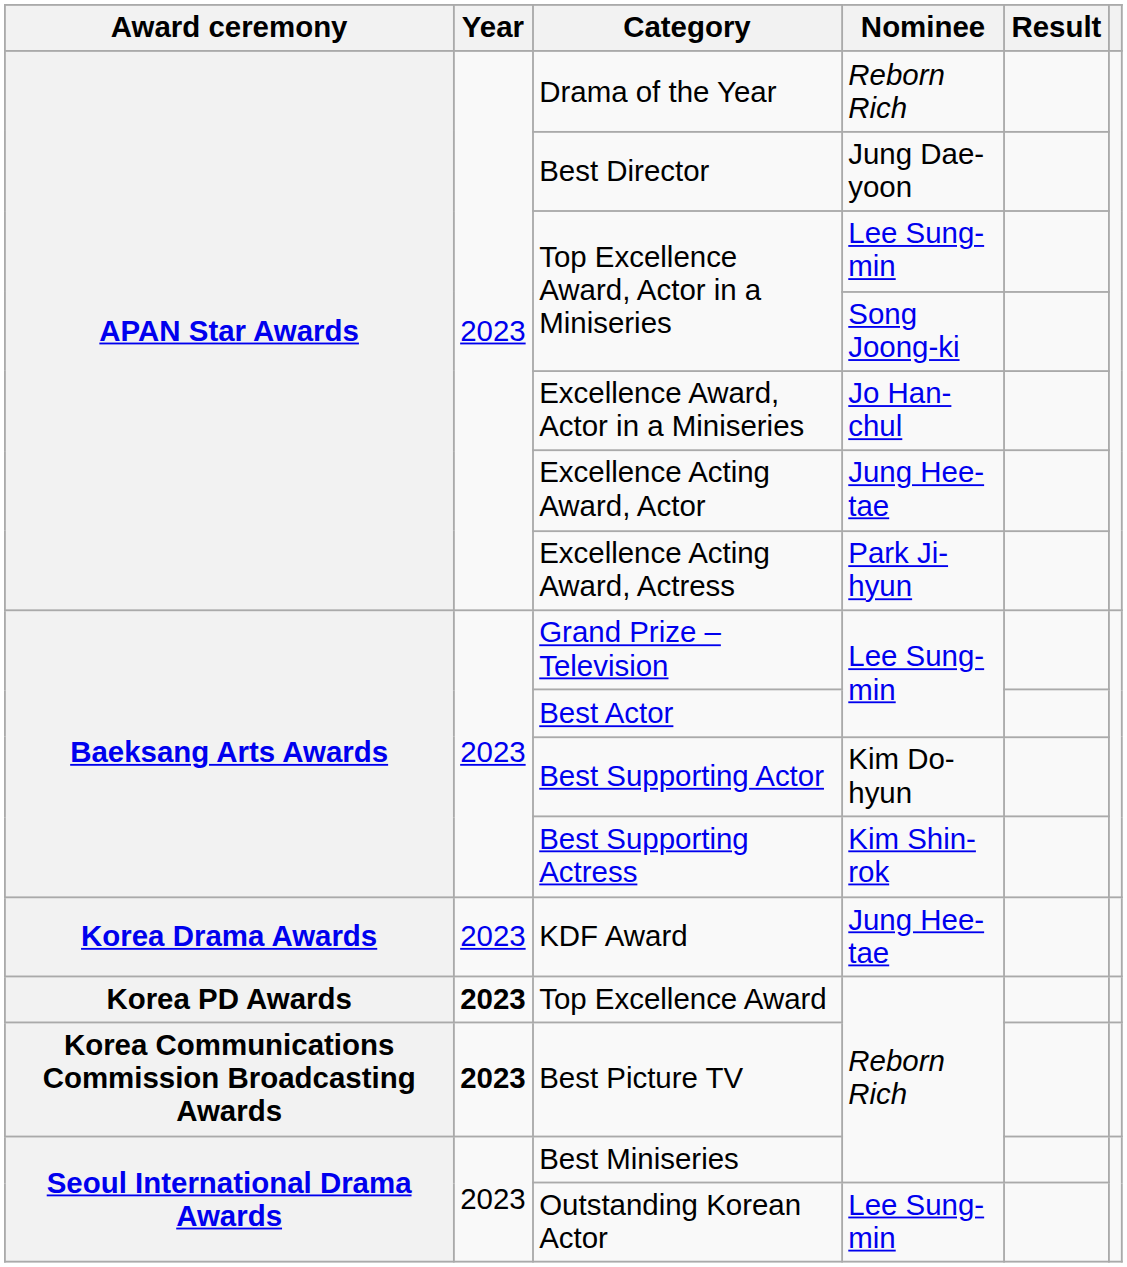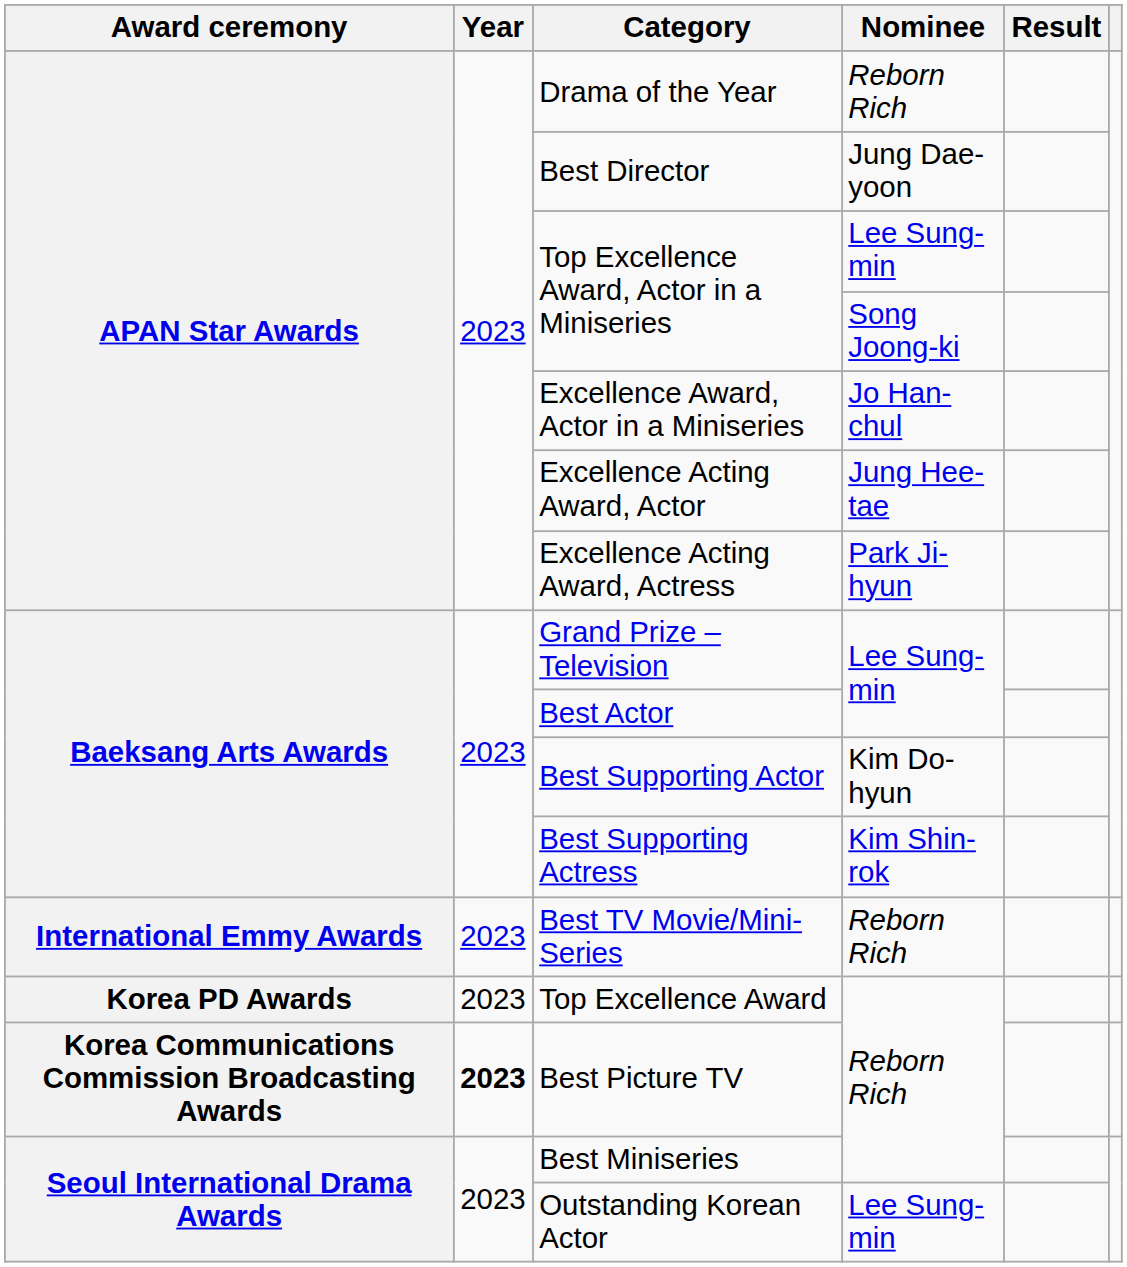+ row: (671, 935)
- row: (613, 935)
(493, 999) bold -> (493, 999) normal
